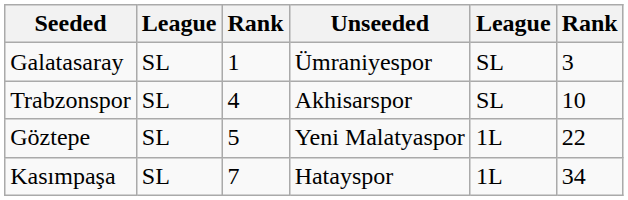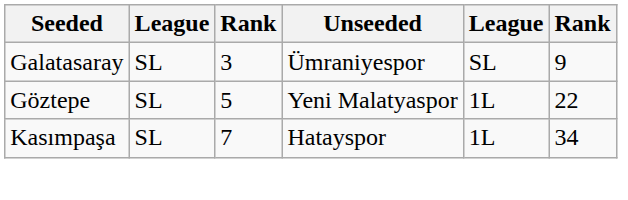(234, 61) 1 -> (226, 61) 3
(568, 61) 3 -> (560, 61) 9
- row: (71, 99)
